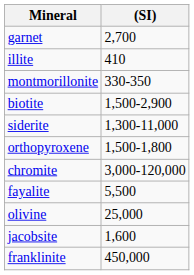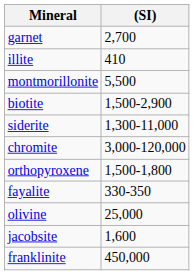(128, 81) 330-350 -> (120, 81) 5,500
rows swapped: (32, 170) <-> (48, 147)
(120, 192) 5,500 -> (128, 192) 330-350
